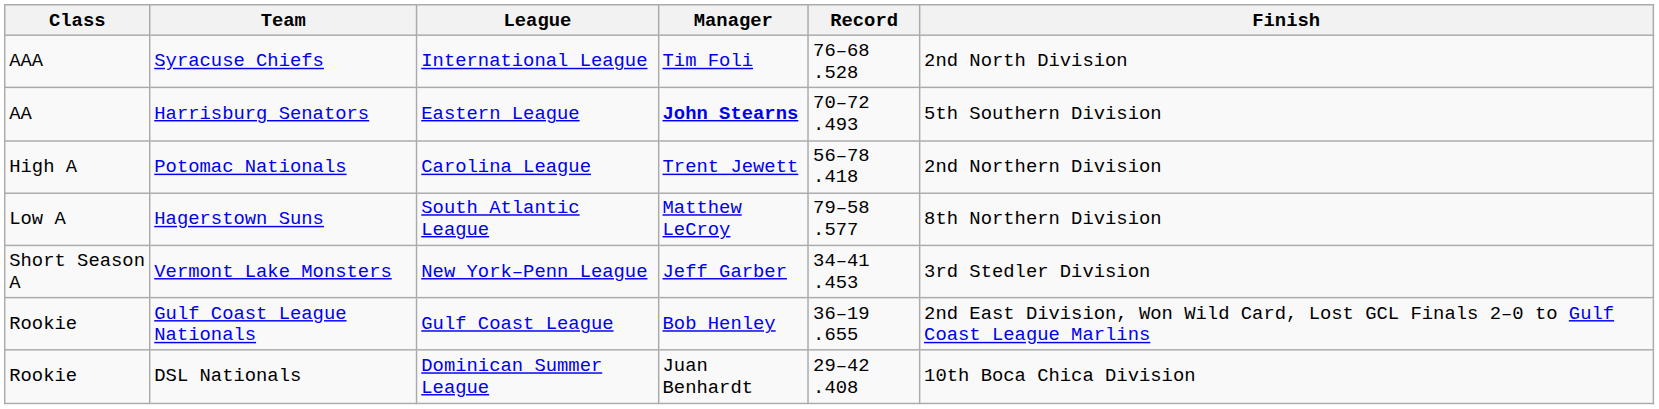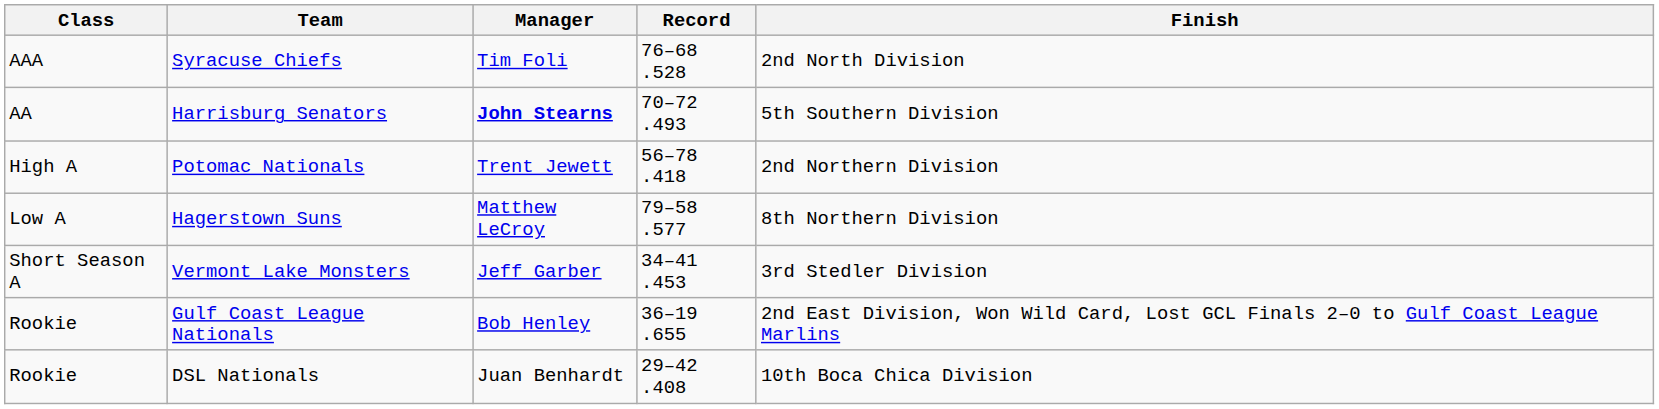- column: (537, 20)
